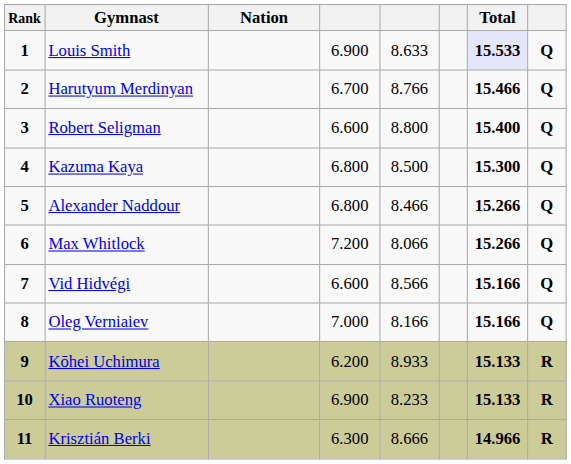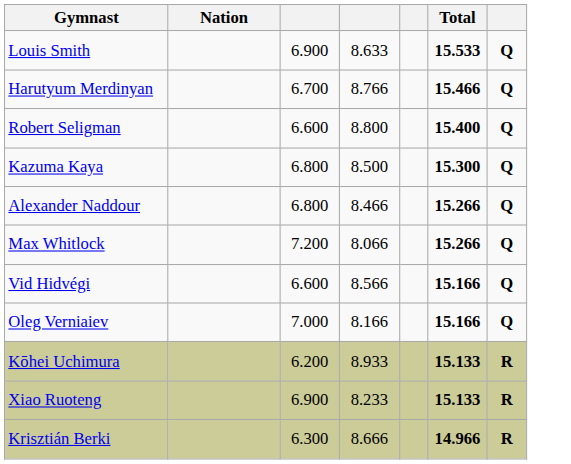- column: (25, 18)
(498, 50) lavender background -> (458, 50) no background
